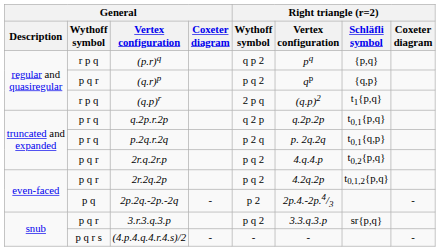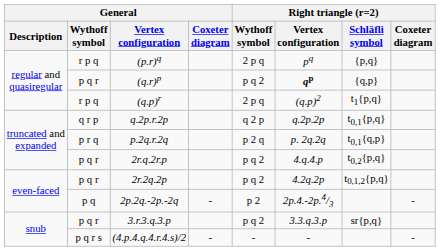(253, 60) q p 2 -> (253, 60) 2 p q
(308, 80) normal -> (308, 80) bold
(89, 120) p r q -> (89, 120) q r p
